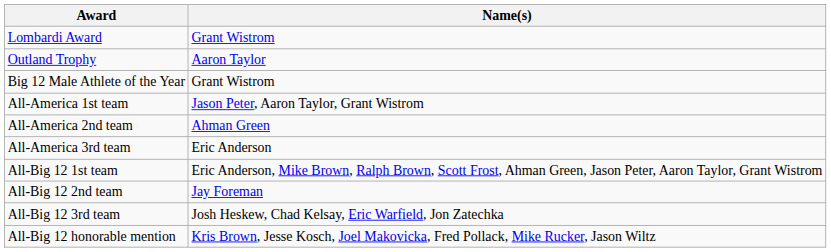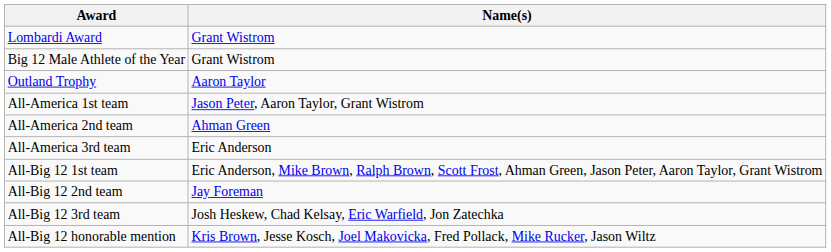rows swapped: (52, 59) <-> (96, 81)
